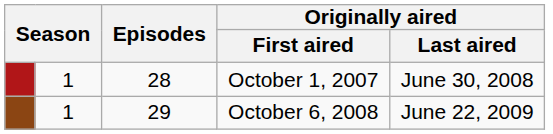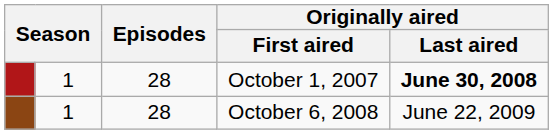(467, 79) normal -> (469, 79) bold
(159, 112) 29 -> (159, 112) 28
